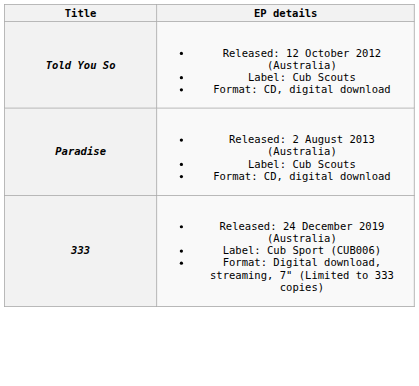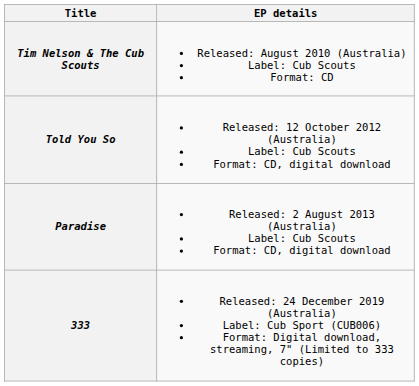+ row: (81, 59)
